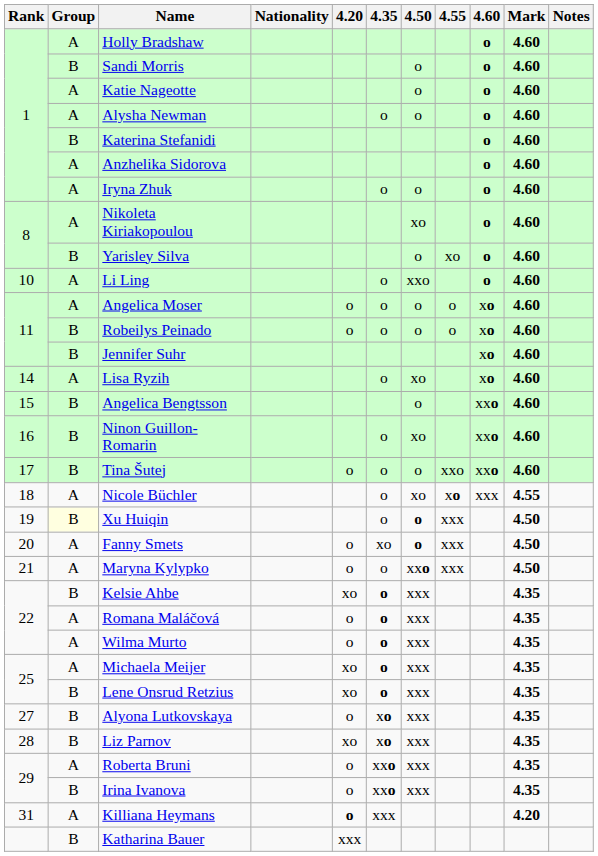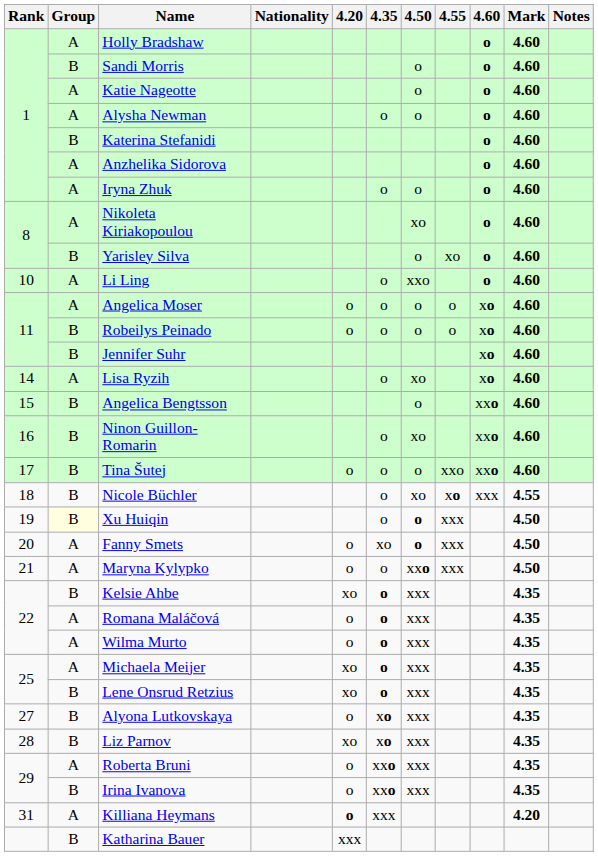(73, 494) A -> (73, 494) B
